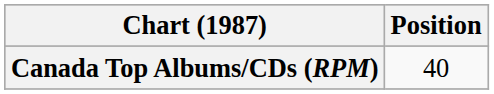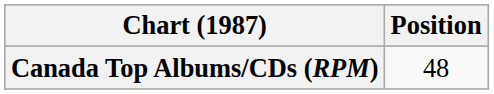(436, 67) 40 -> (436, 67) 48
